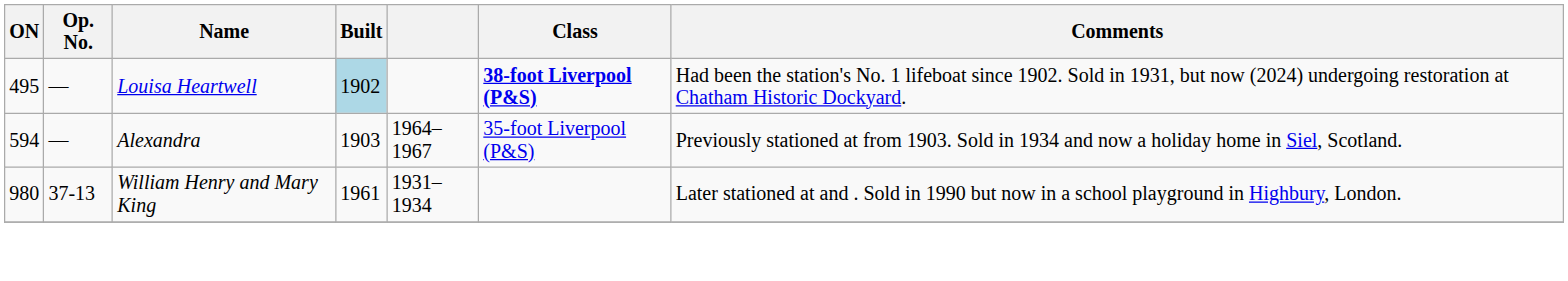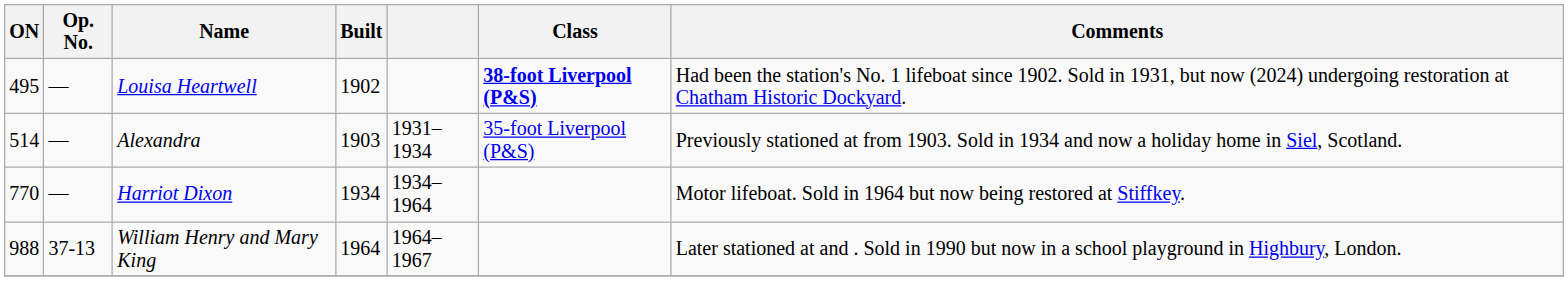(360, 85) lightblue background -> (360, 85) no background
(24, 140) 594 -> (24, 140) 514
(417, 140) 1964–1967 -> (417, 140) 1931–1934
+ row: (175, 194)
(24, 194) 980 -> (24, 248) 988
(360, 194) 1961 -> (360, 248) 1964
(417, 194) 1931–1934 -> (417, 248) 1964–1967
